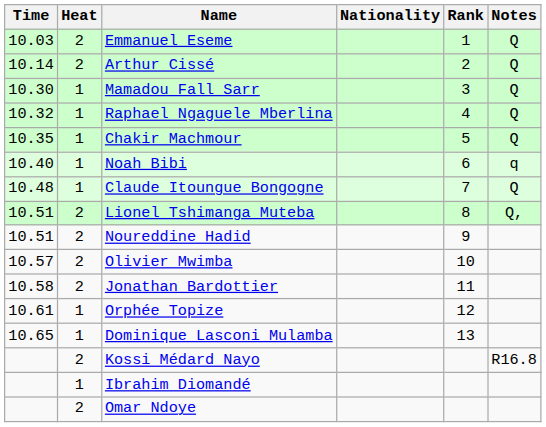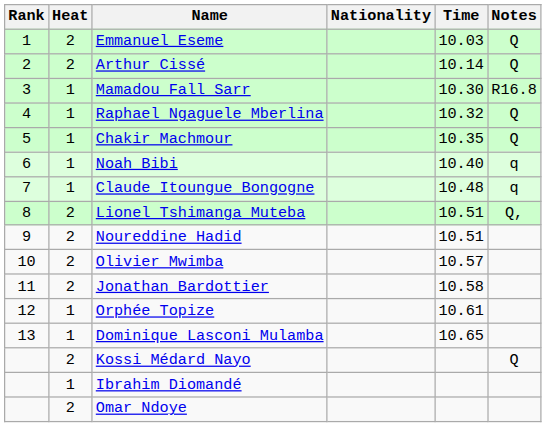columns swapped: (466, 17) <-> (31, 17)
(514, 91) Q -> (514, 91) R16.8
(514, 189) Q -> (514, 189) q
(514, 361) R16.8 -> (514, 361) Q
